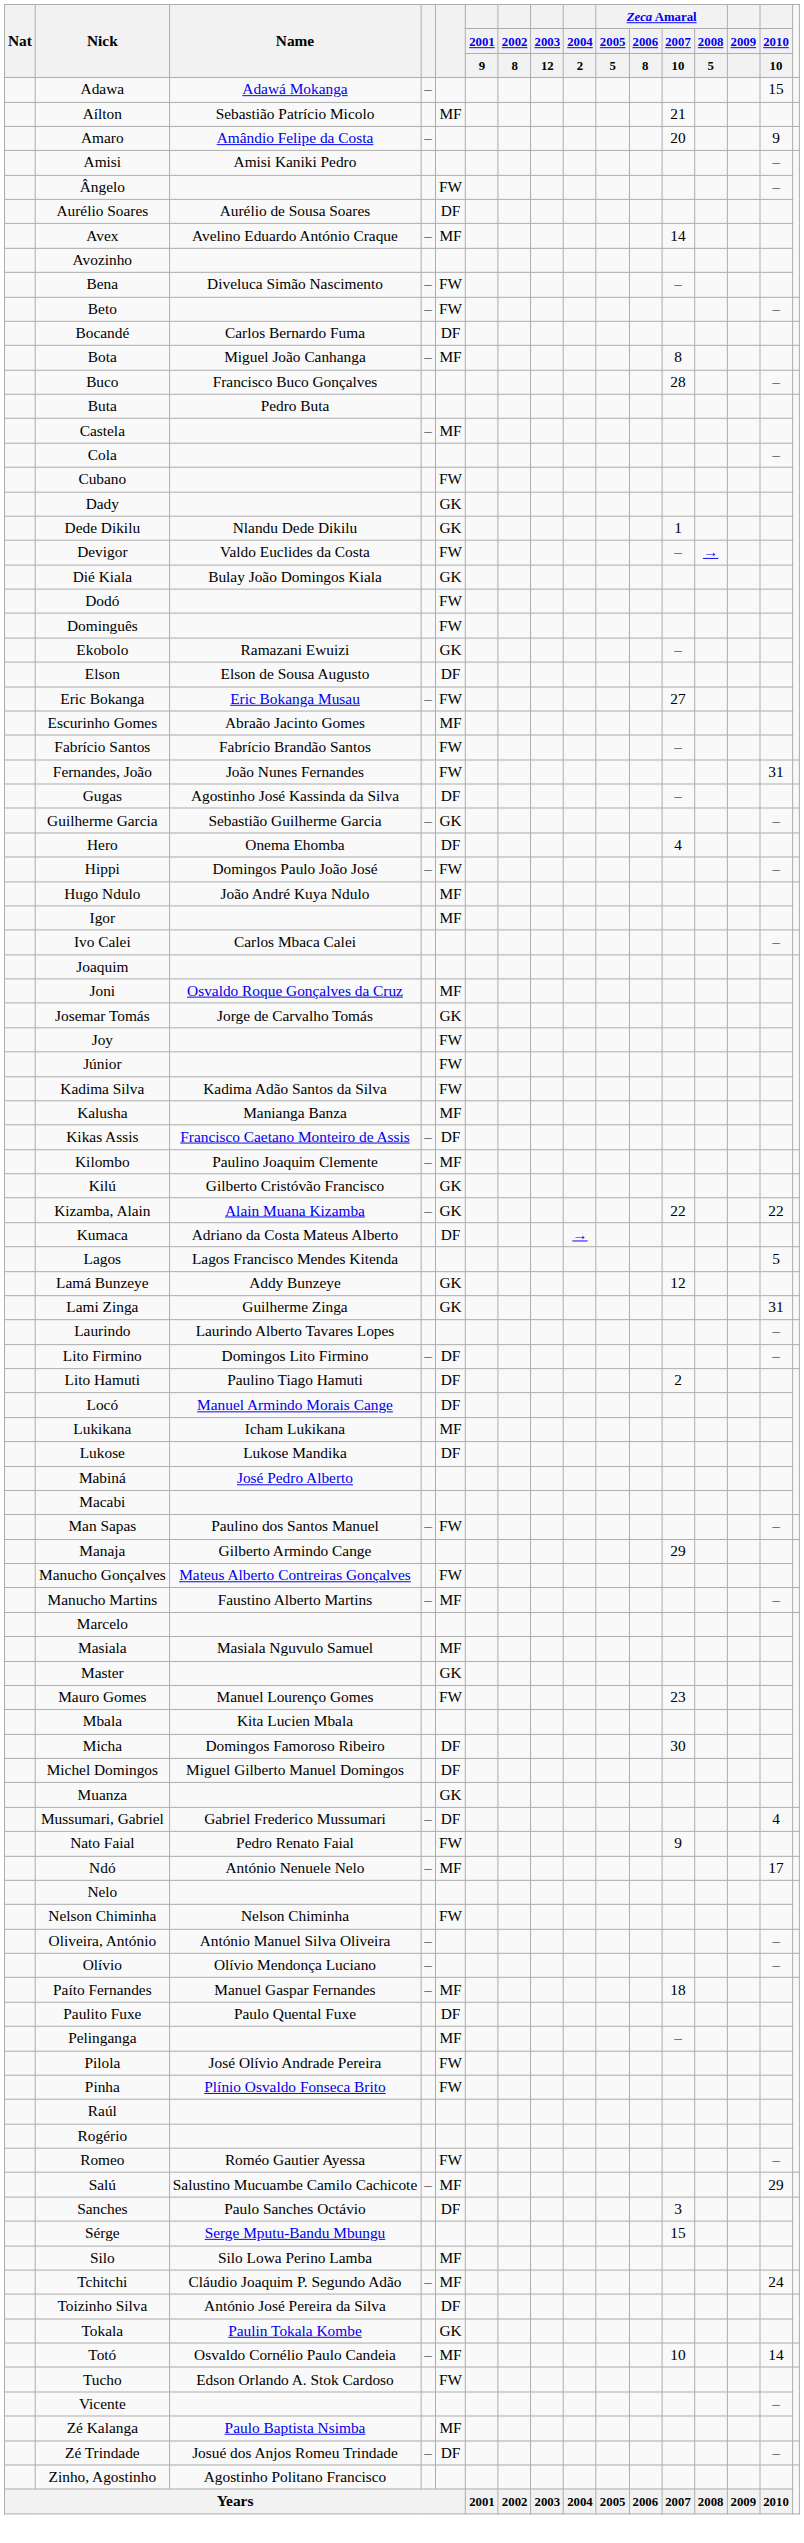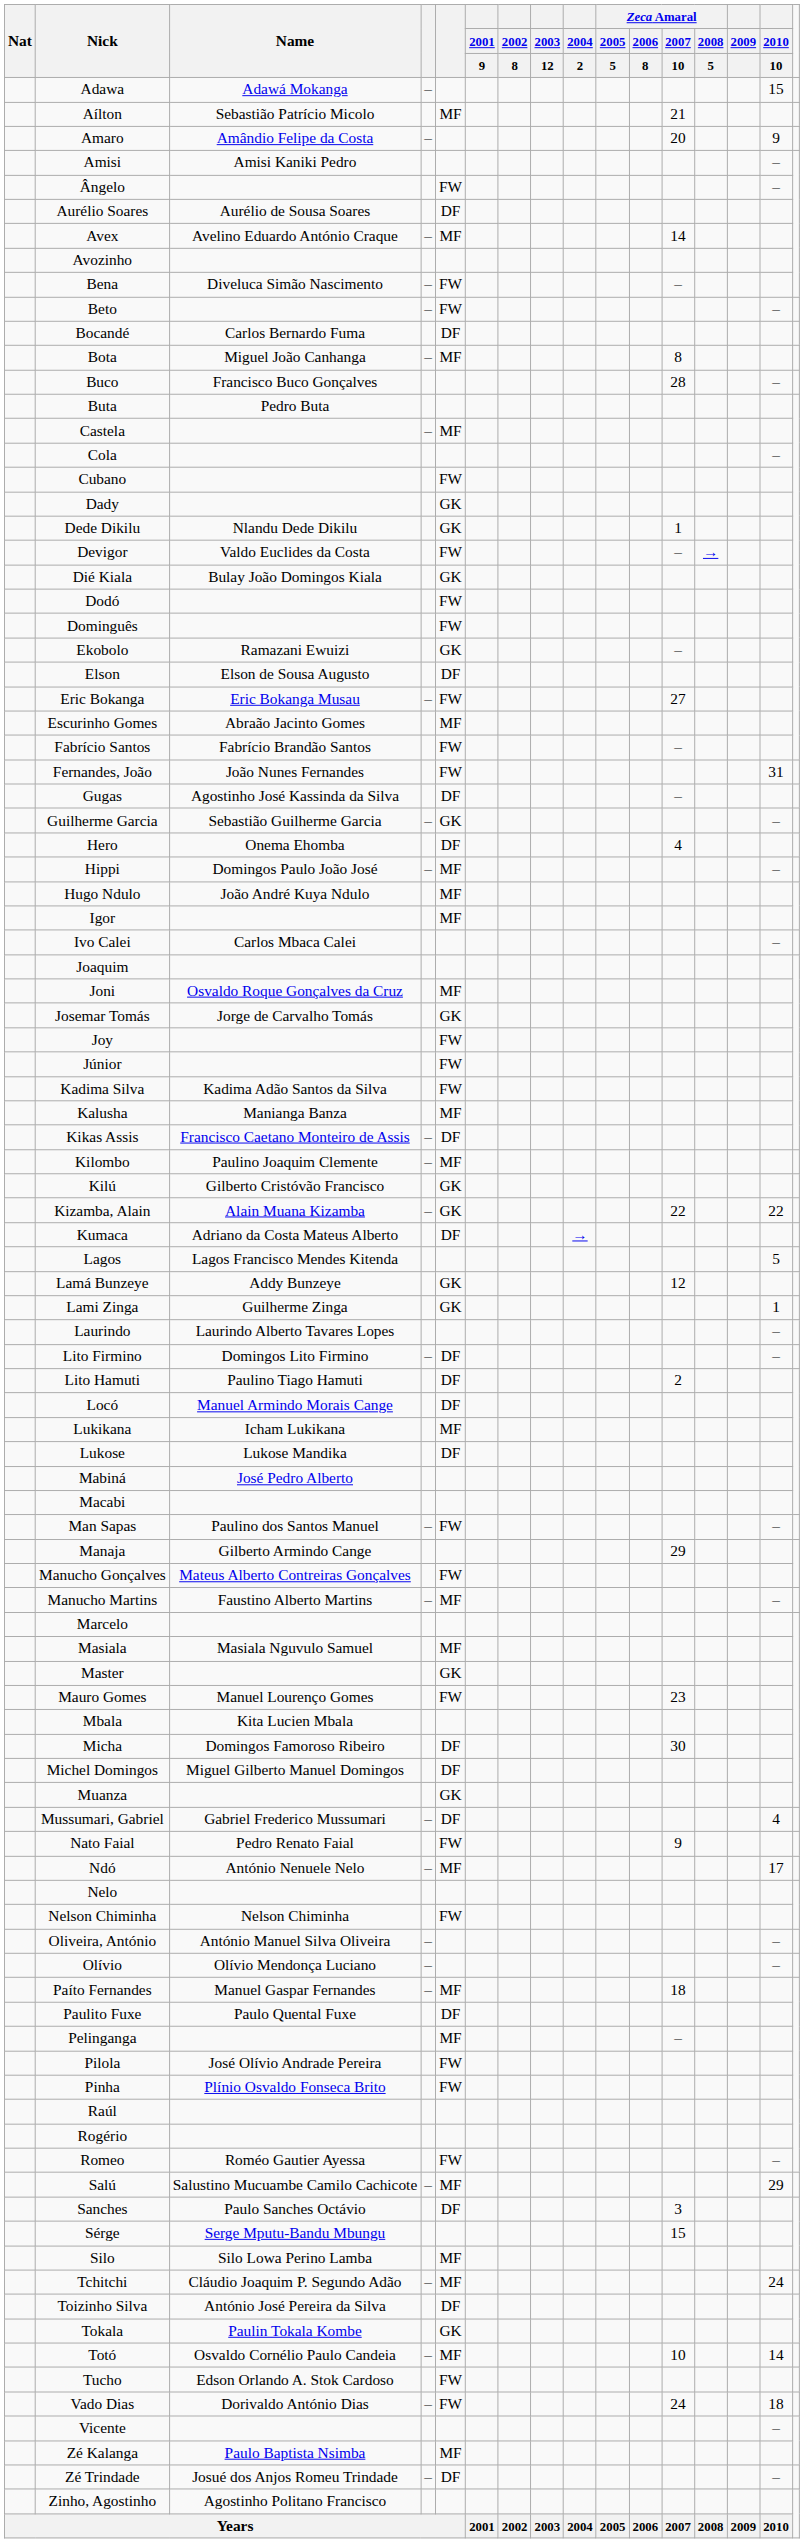(451, 869) FW -> (451, 869) MF
(776, 1307) 31 -> (776, 1307) 1
+ row: (102, 2403)
